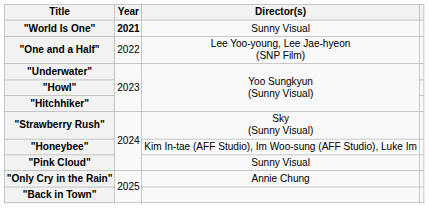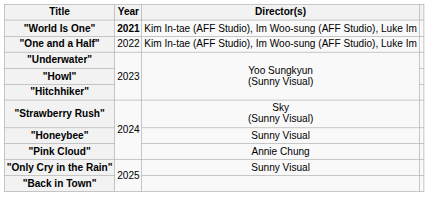(281, 28) Sunny Visual -> (281, 28) Kim In-tae (AFF Studio), Im Woo-sung (AFF Studio), Luke Im
(281, 50) Lee Yoo-young, Lee Jae-hyeon (SNP Film) -> (281, 44) Kim In-tae (AFF Studio), Im Woo-sung (AFF Studio), Luke Im
(281, 147) Kim In-tae (AFF Studio), Im Woo-sung (AFF Studio), Luke Im -> (281, 135) Sunny Visual
(281, 163) Sunny Visual -> (281, 151) Annie Chung
(281, 179) Annie Chung -> (281, 167) Sunny Visual
